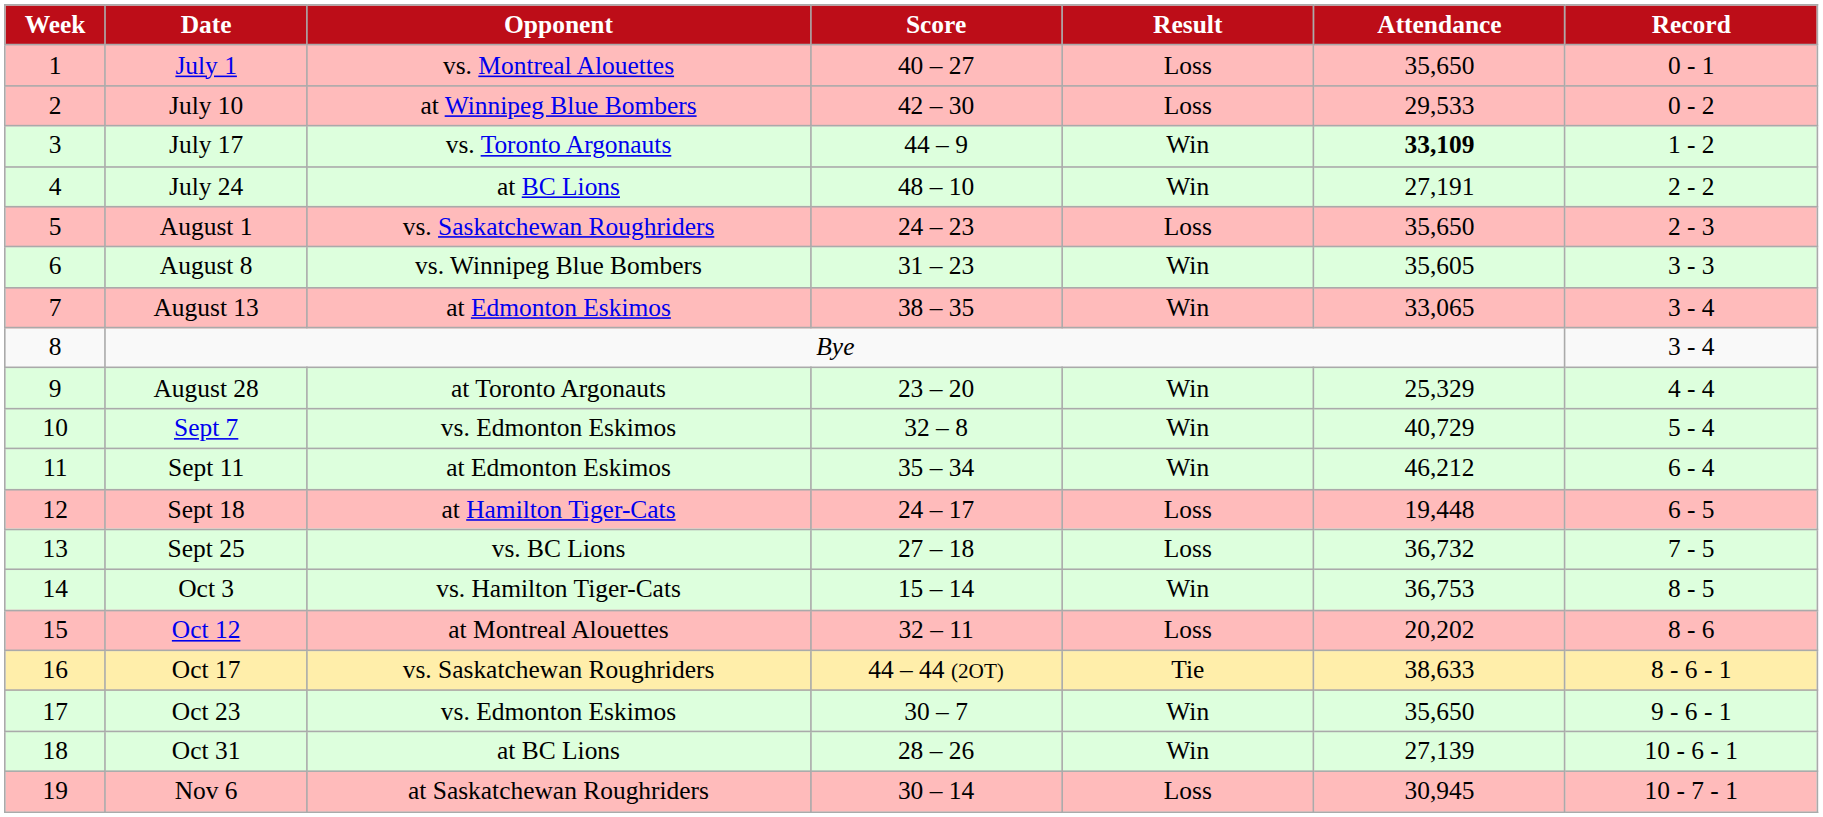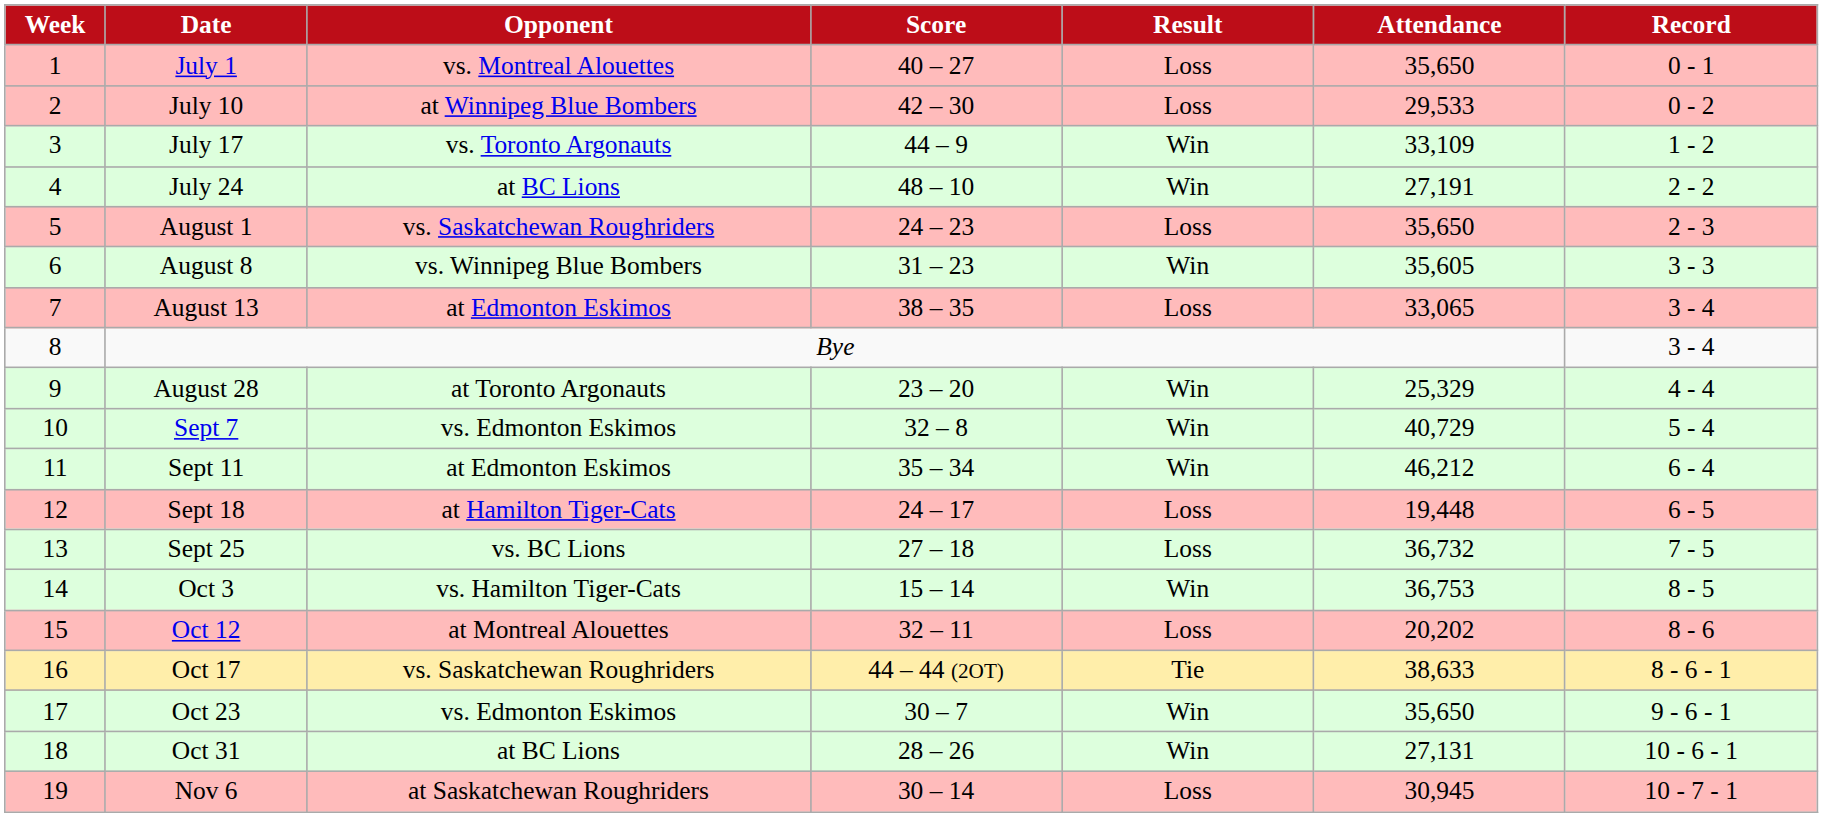(1439, 145) bold -> (1439, 145) normal
(1188, 307) Win -> (1188, 307) Loss
(1439, 750) 27,139 -> (1439, 750) 27,131
